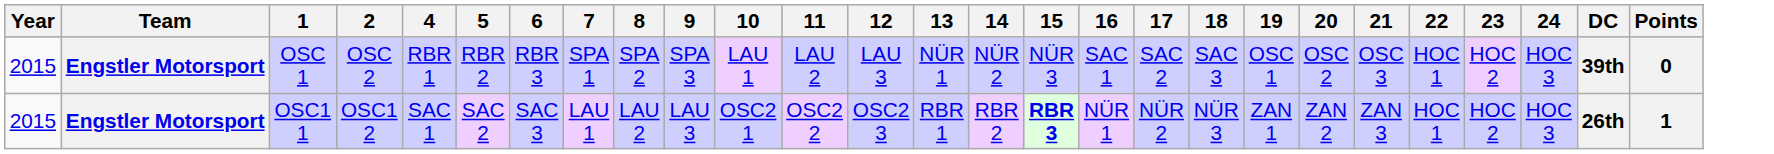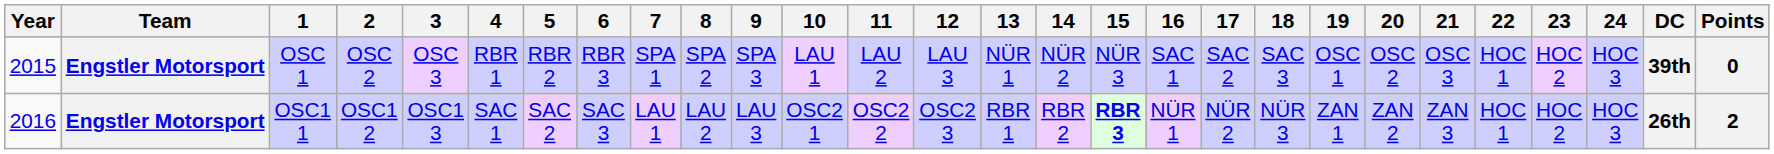+ column: (436, 21)
(33, 121) 2015 -> (33, 121) 2016
(1666, 121) 1 -> (1733, 121) 2
